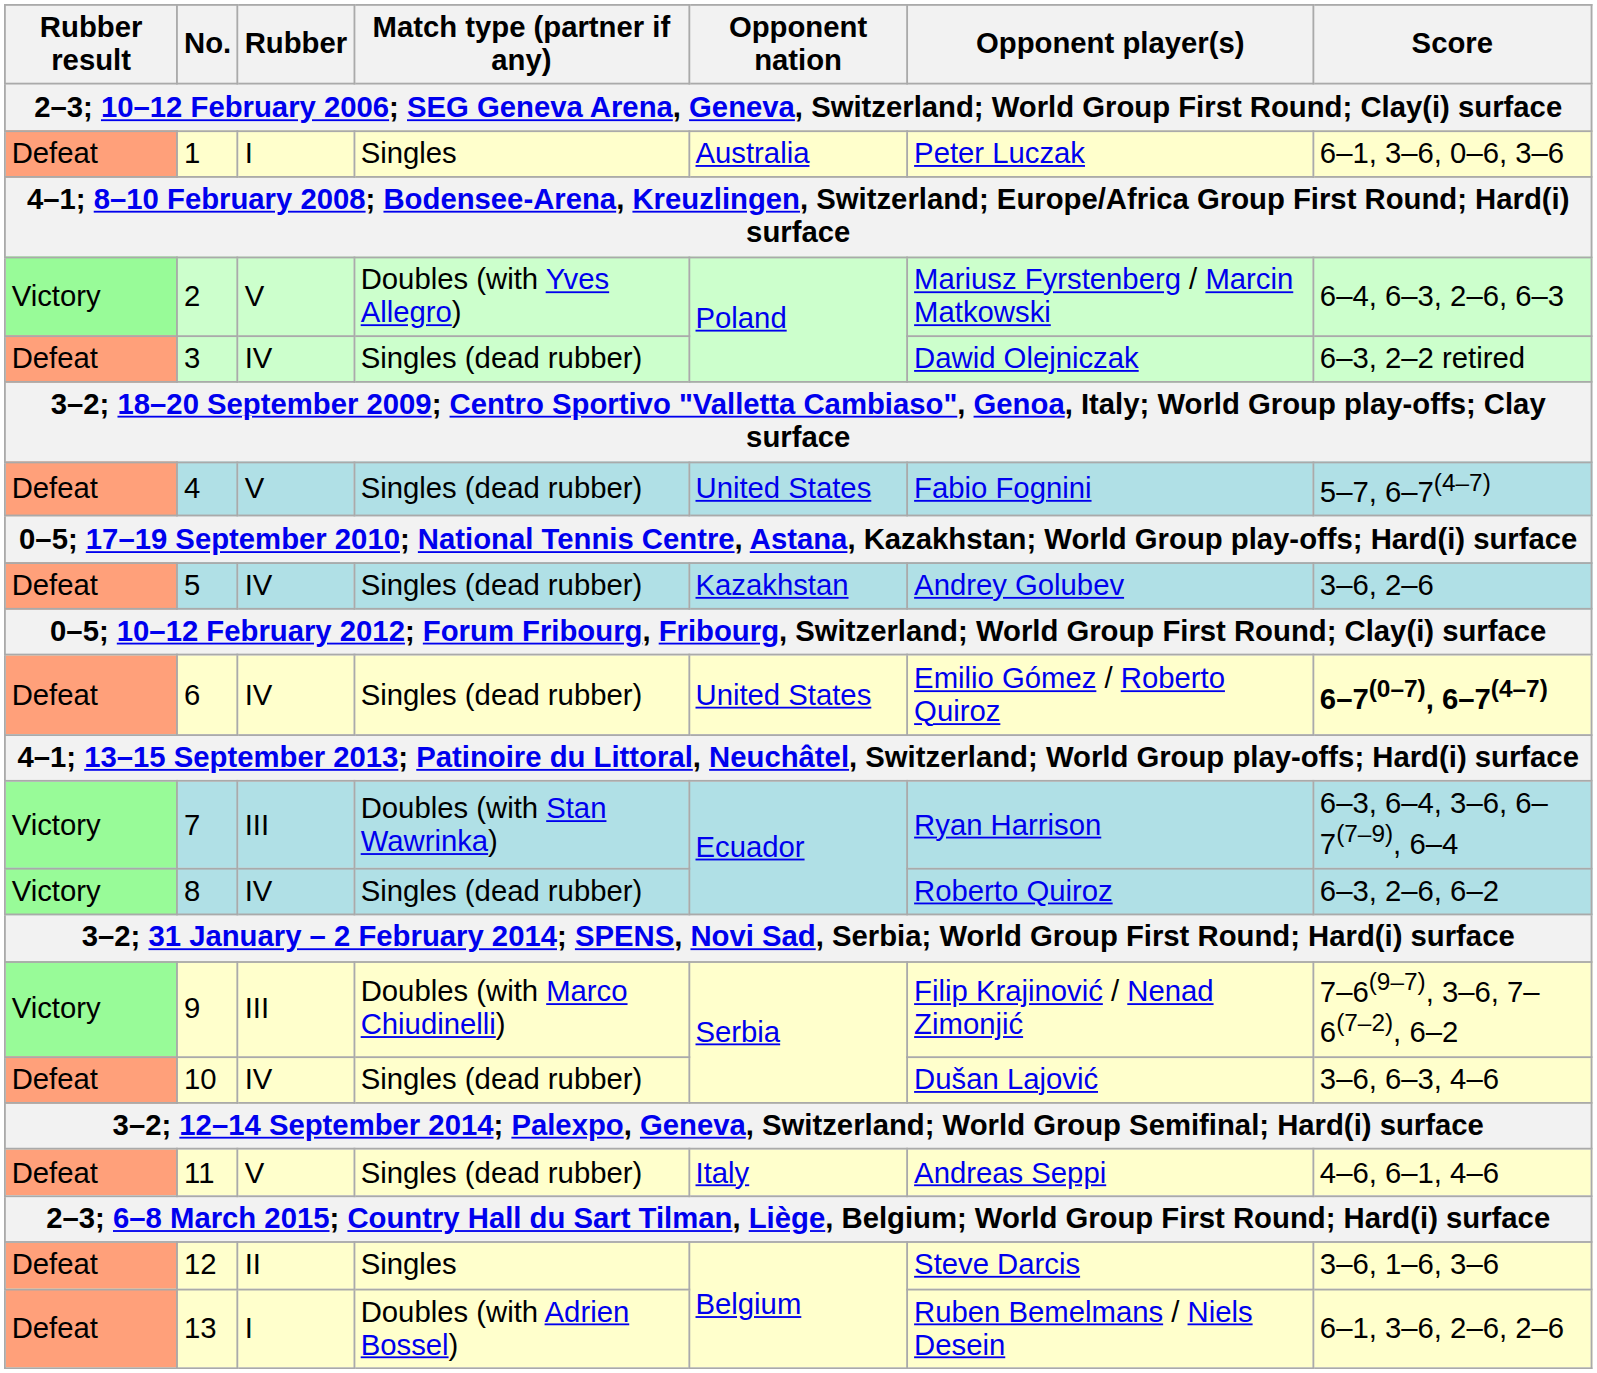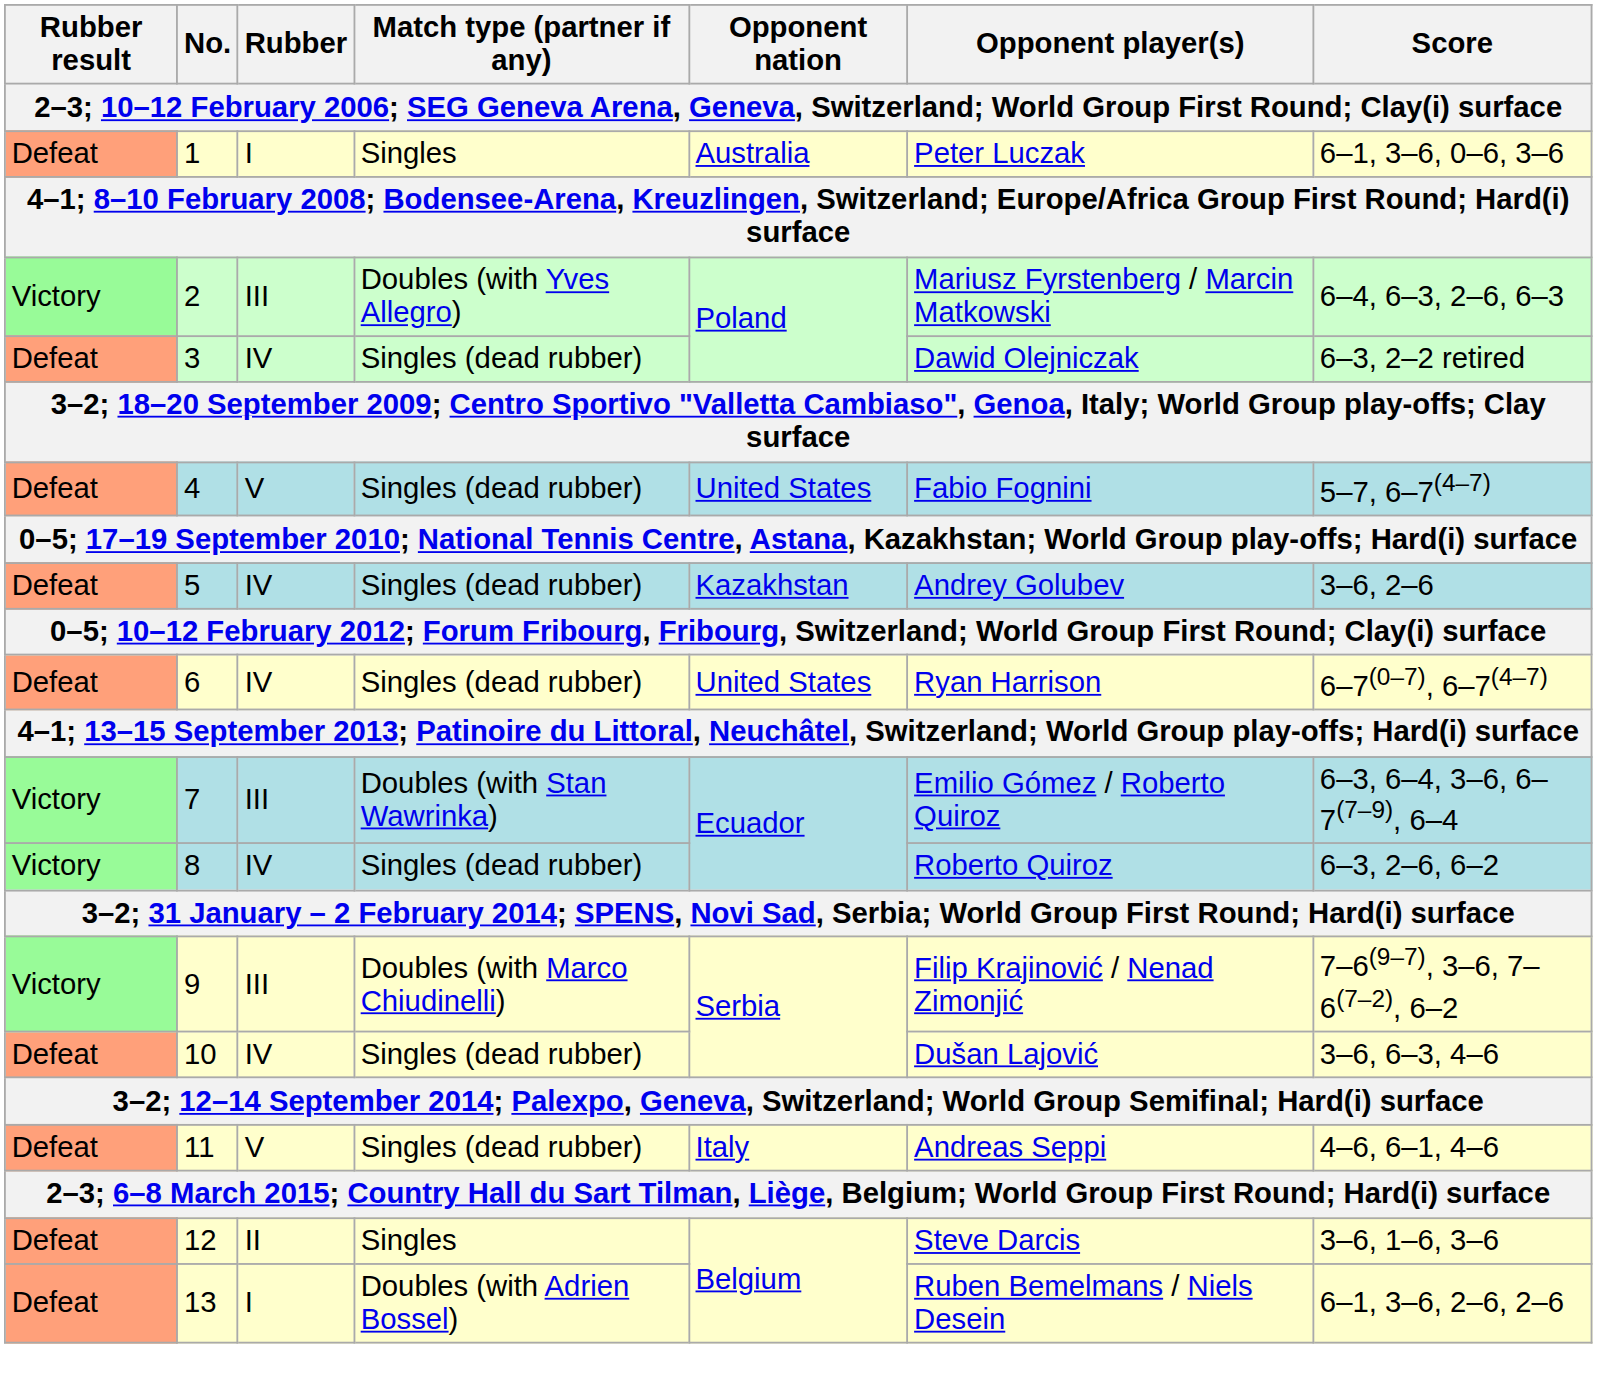(254, 295) V -> (257, 295) III
(1070, 694) Emilio Gómez / Roberto Quiroz -> (1008, 682) Ryan Harrison
(1434, 694) bold -> (1434, 682) normal
(1008, 824) Ryan Harrison -> (1070, 799) Emilio Gómez / Roberto Quiroz
